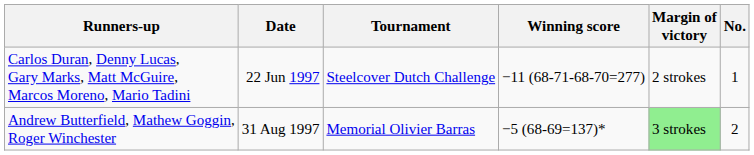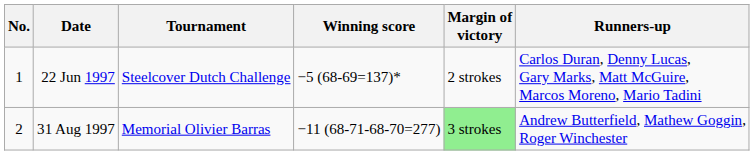columns swapped: (735, 26) <-> (121, 26)
(574, 77) −11 (68-71-68-70=277) -> (349, 77) −5 (68-69=137)*
(554, 129) −5 (68-69=137)* -> (369, 129) −11 (68-71-68-70=277)
